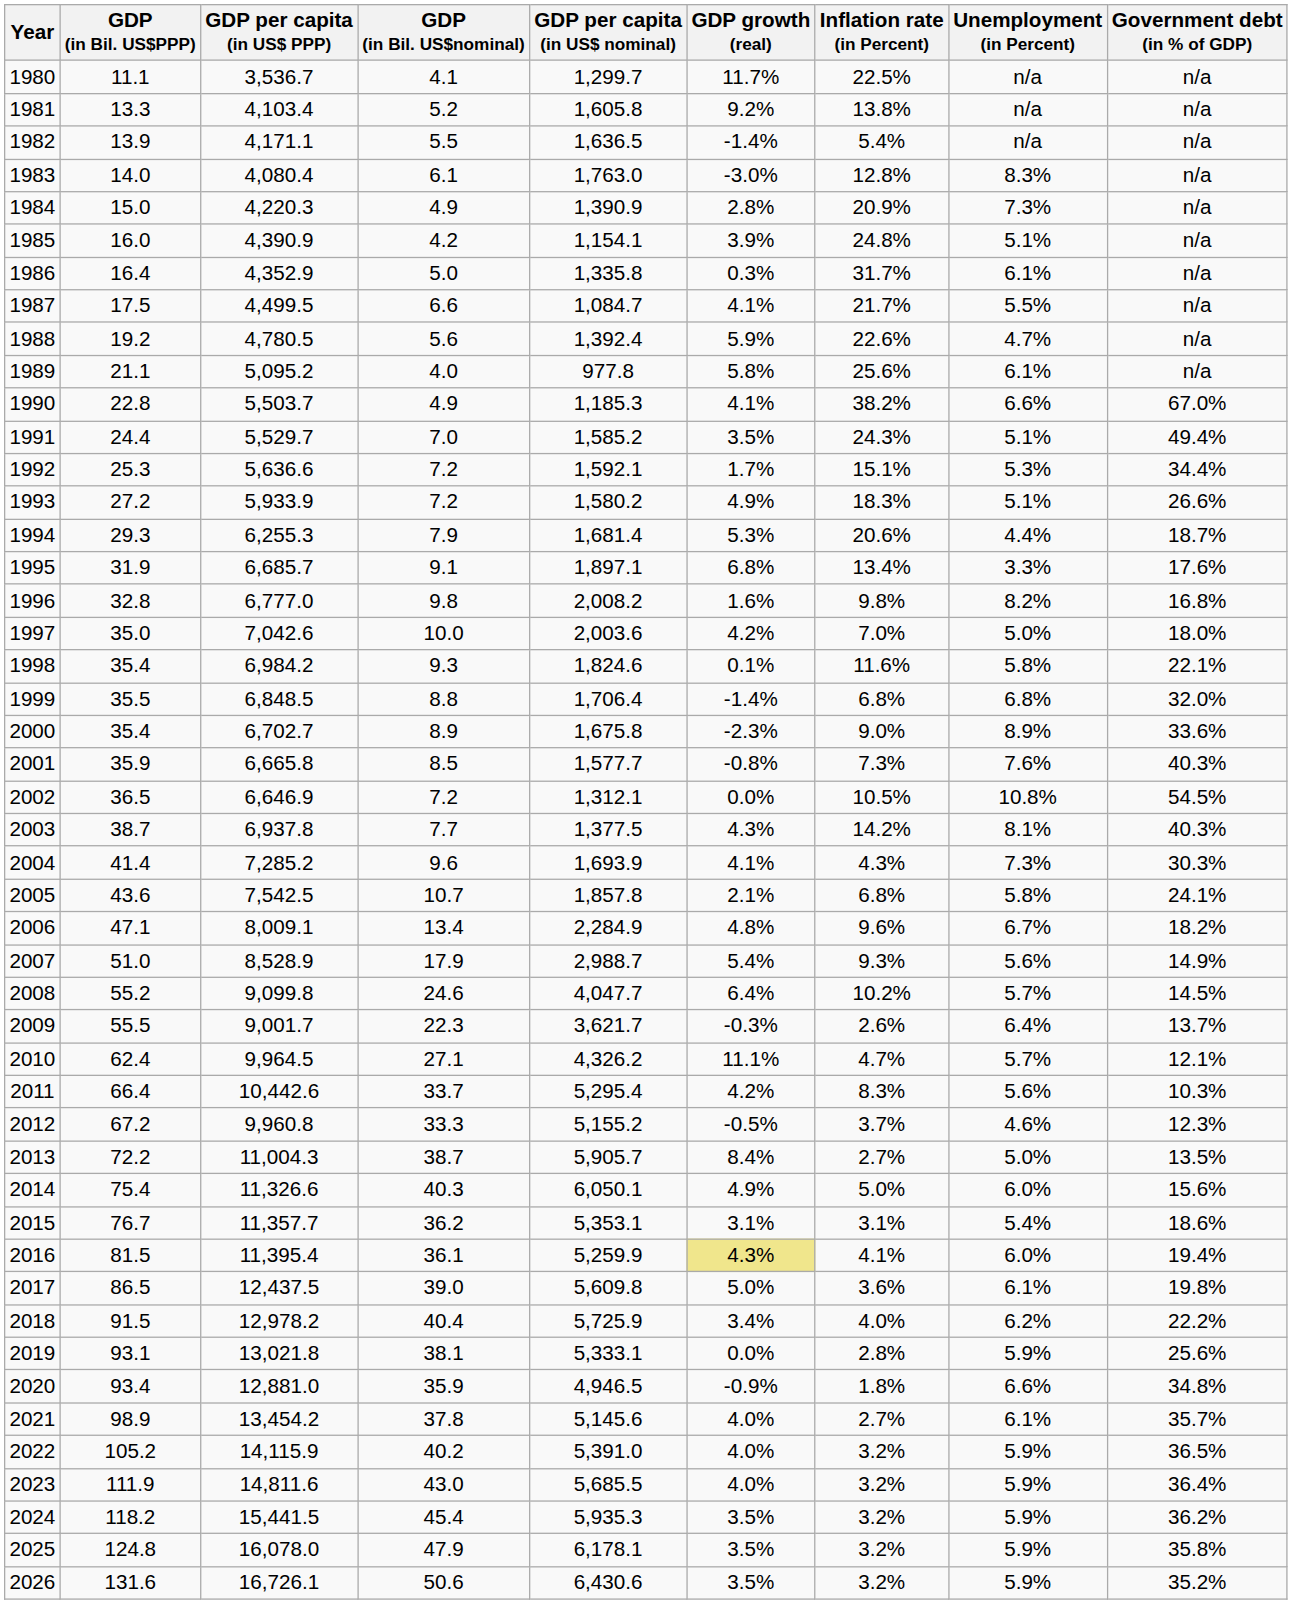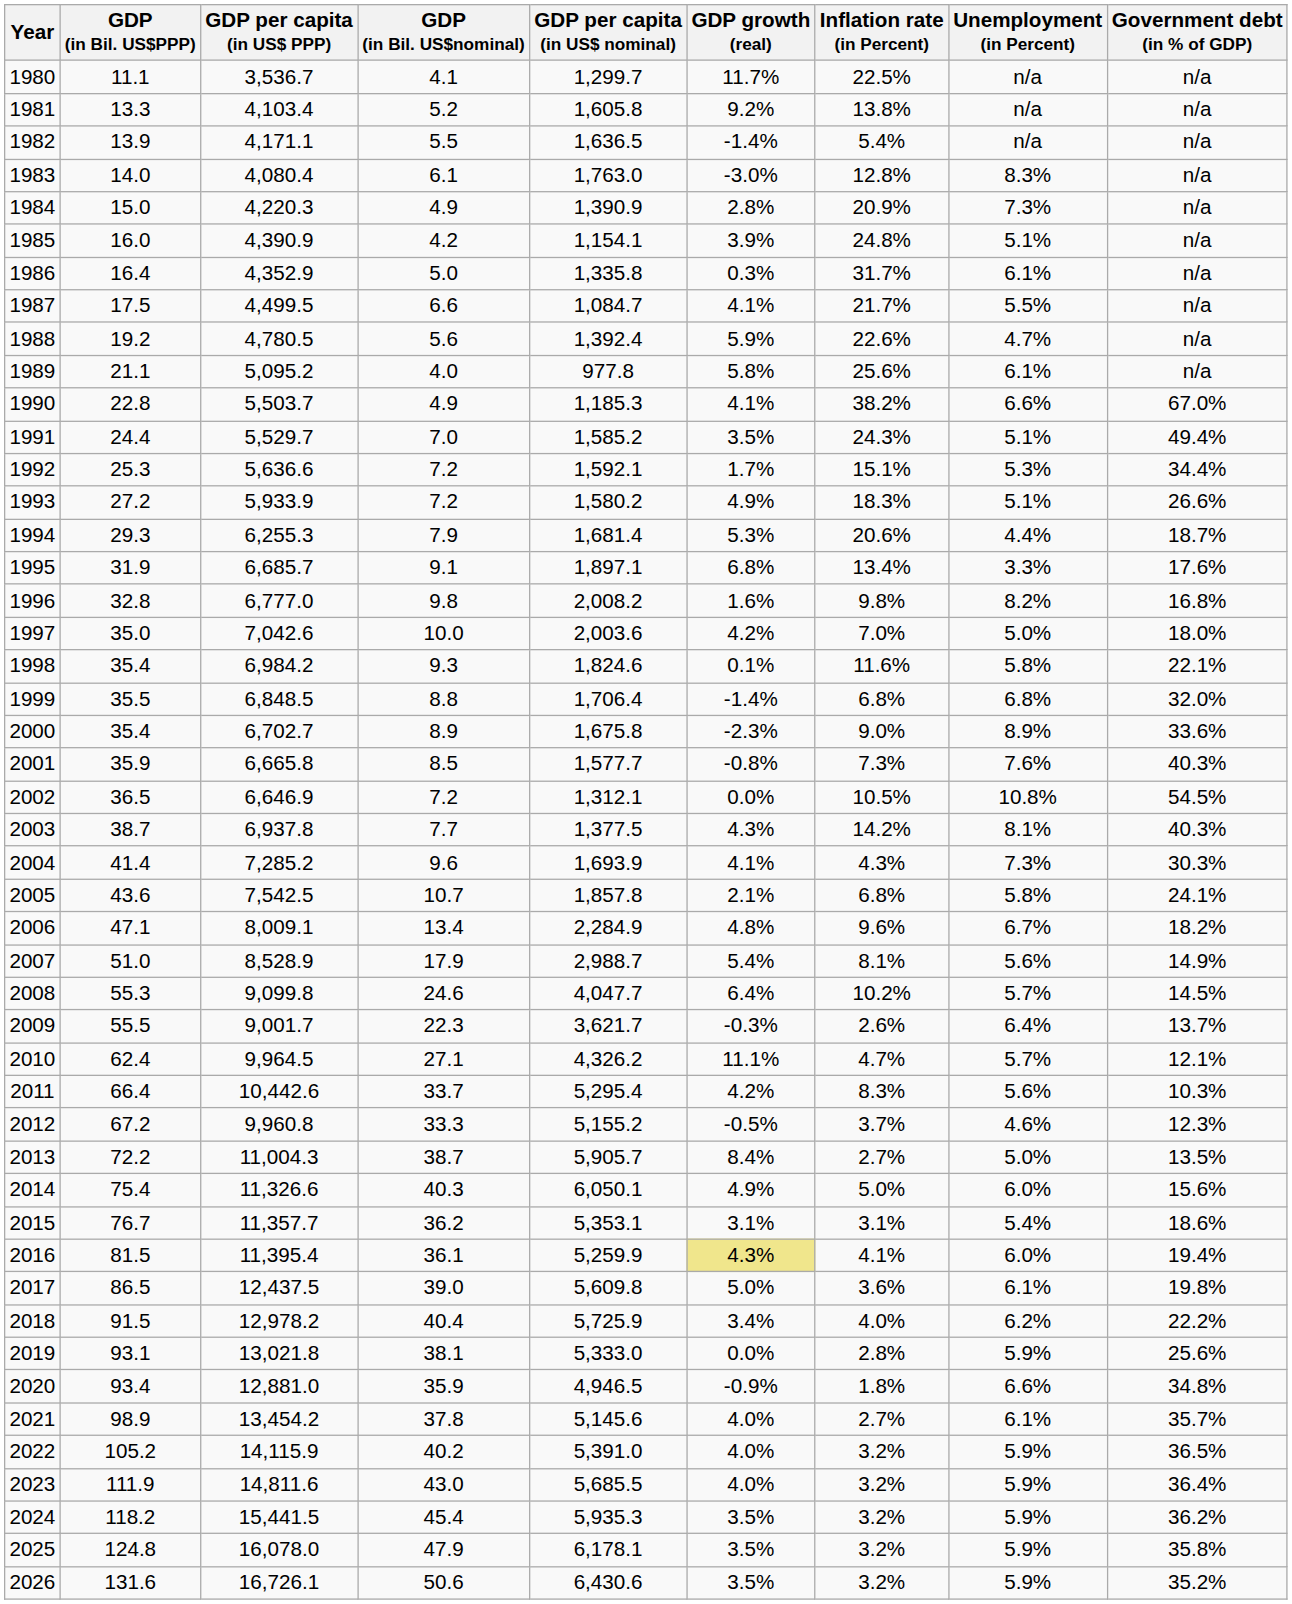(882, 960) 9.3% -> (882, 960) 8.1%
(130, 993) 55.2 -> (130, 993) 55.3
(608, 1353) 5,333.1 -> (608, 1353) 5,333.0
